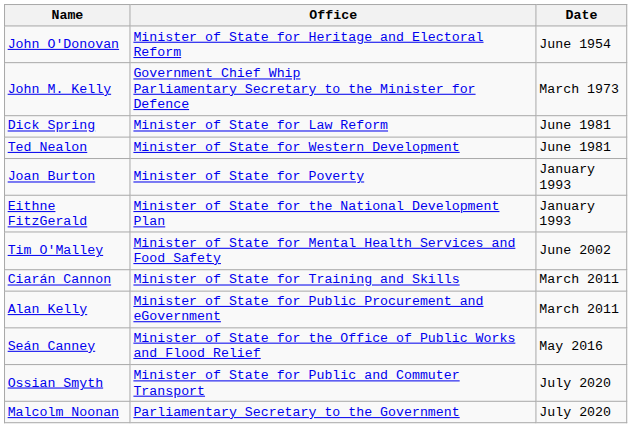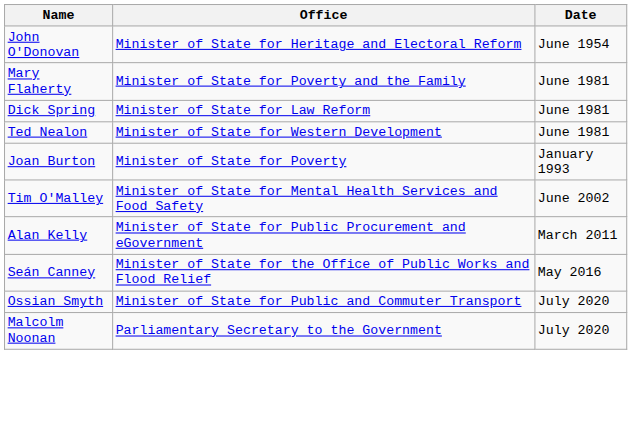- row: (59, 89)
+ row: (40, 81)
- row: (47, 214)
- row: (59, 280)
